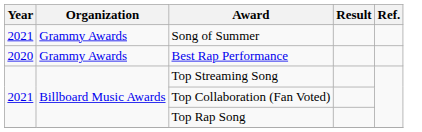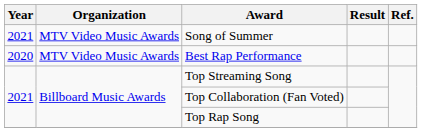(83, 35) Grammy Awards -> (109, 35) MTV Video Music Awards
(83, 55) Grammy Awards -> (109, 55) MTV Video Music Awards
